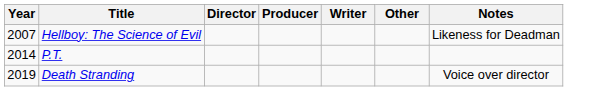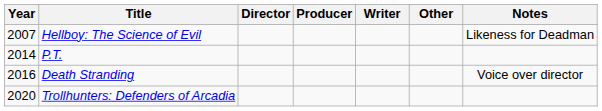(22, 75) 2019 -> (22, 75) 2016
+ row: (138, 95)
